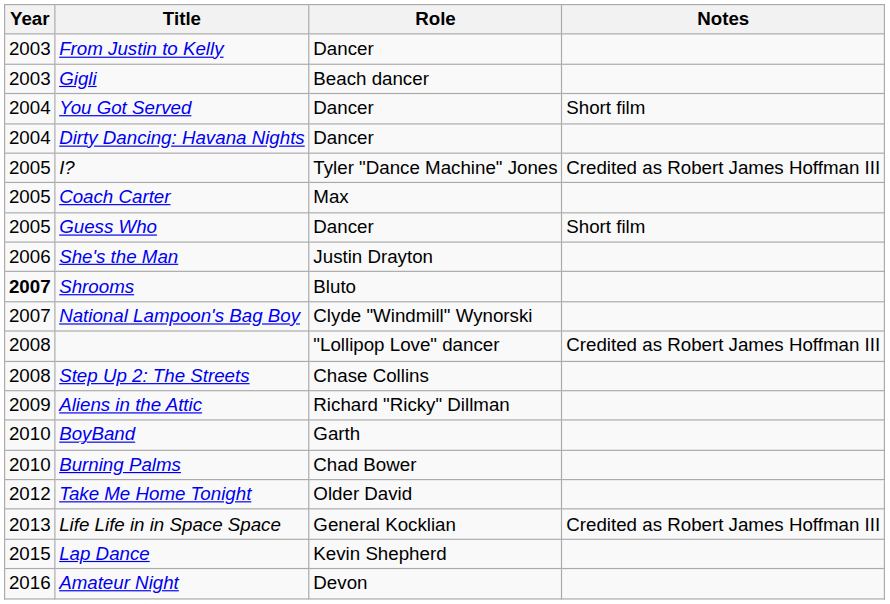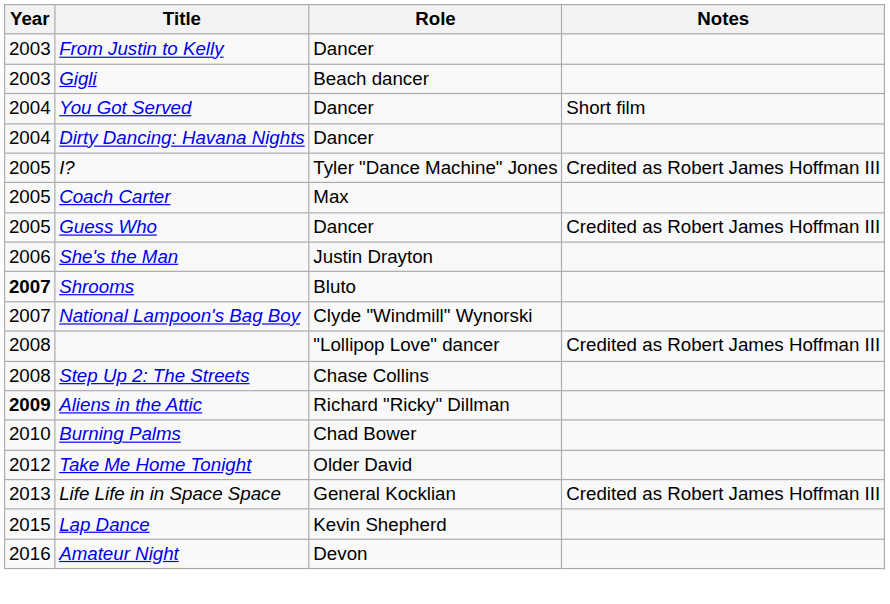(606, 227) Short film -> (723, 227) Credited as Robert James Hoffman III
(30, 405) normal -> (30, 405) bold
- row: (97, 434)
